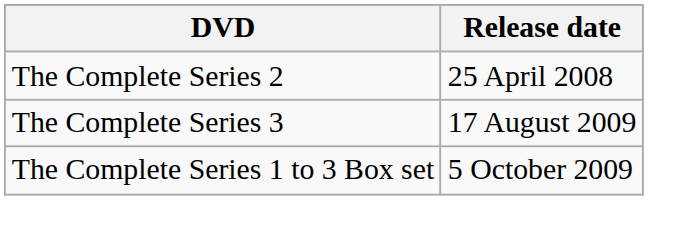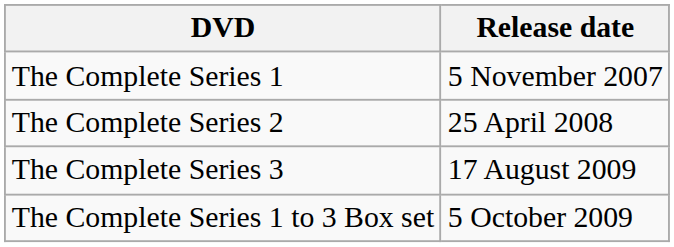+ row: (148, 75)
